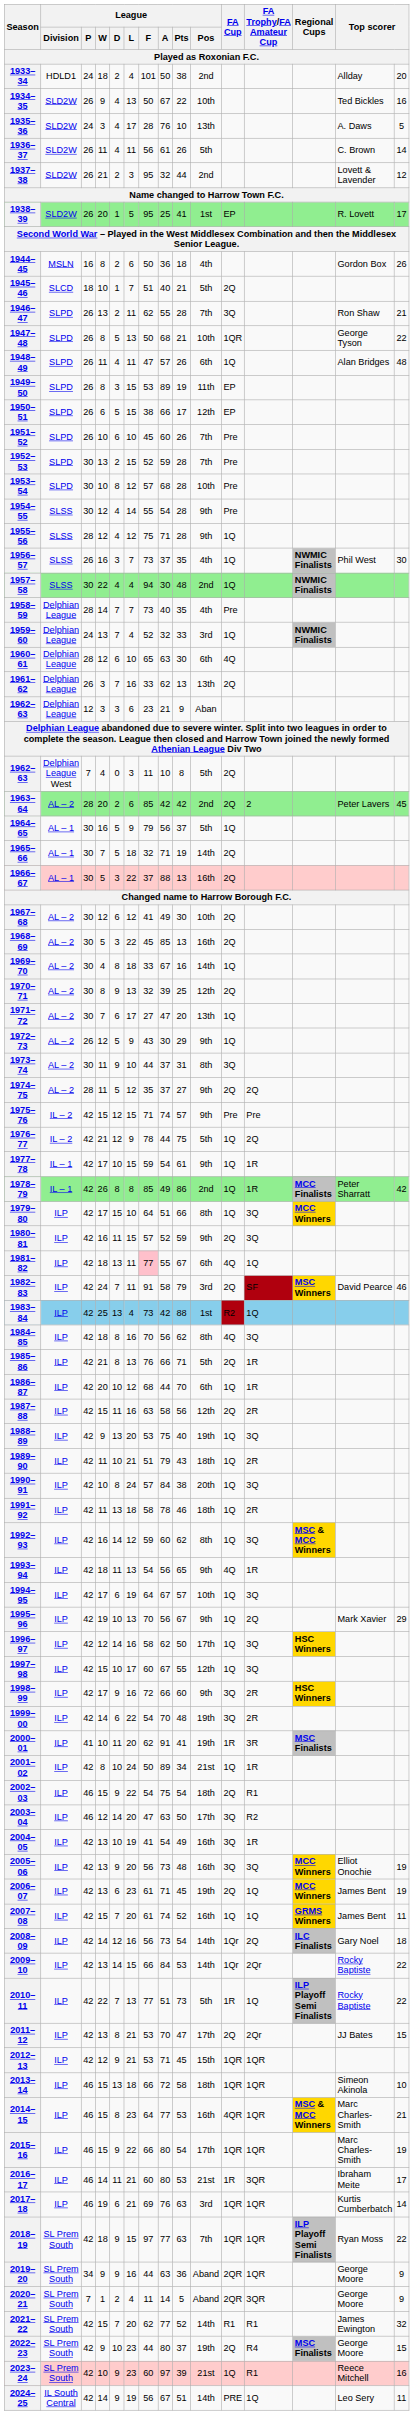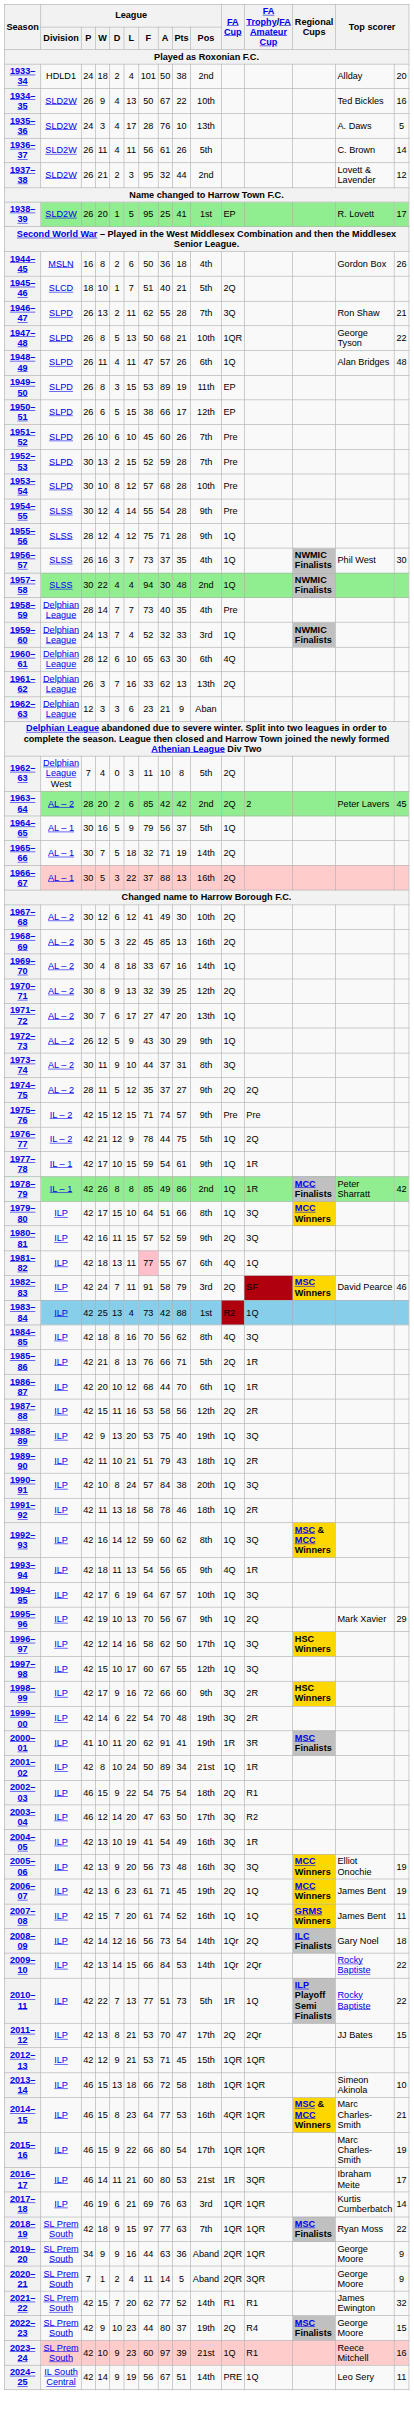(148, 1411) 63 -> (148, 1411) 53
(313, 2239) ILP Playoff Semi Finalists -> (313, 2229) MSC Finalists
